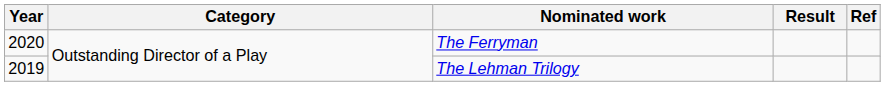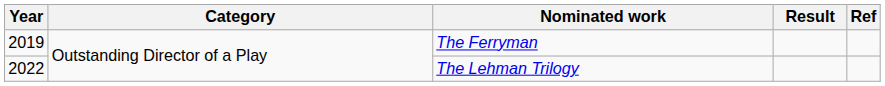(26, 42) 2020 -> (26, 42) 2019
(26, 68) 2019 -> (26, 68) 2022
